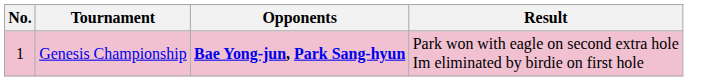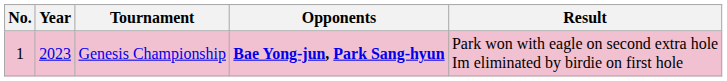+ column: (55, 17)
